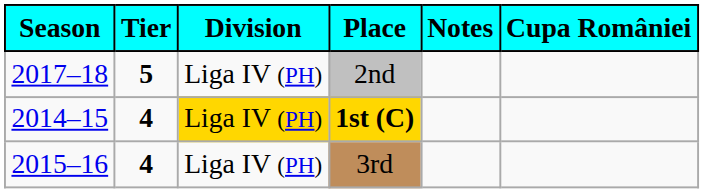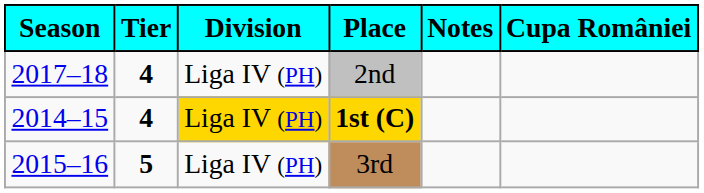(146, 73) 5 -> (146, 73) 4
(146, 164) 4 -> (146, 164) 5
